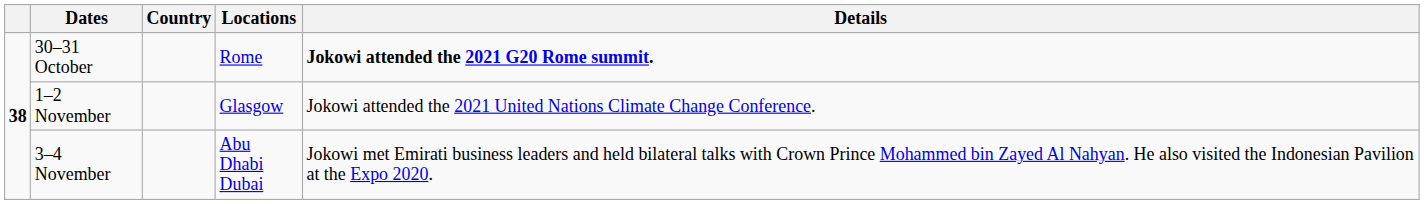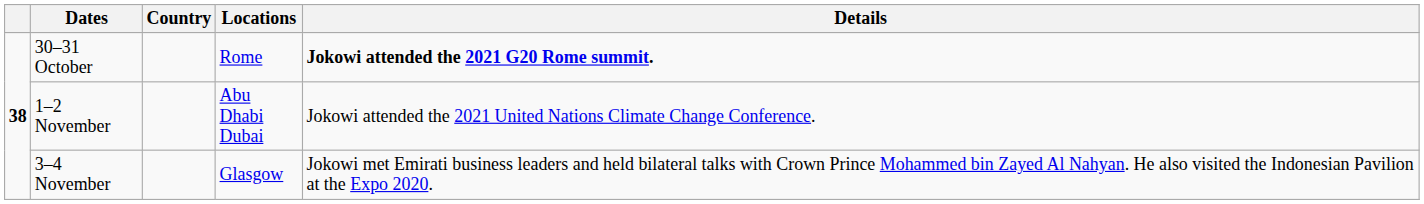(251, 105) Glasgow -> (241, 115) Abu Dhabi Dubai
(241, 164) Abu Dhabi Dubai -> (251, 174) Glasgow
